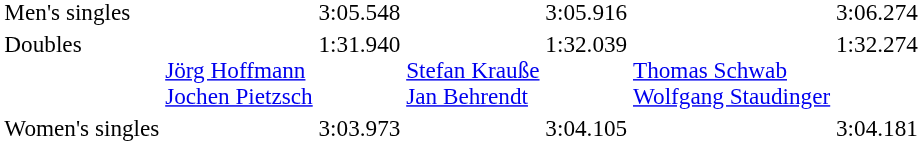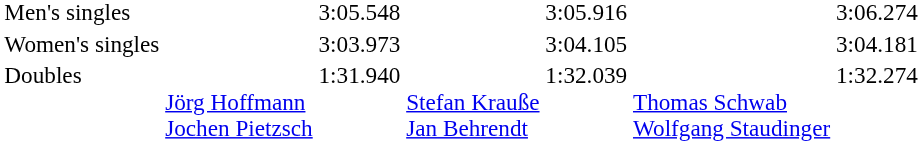rows swapped: (82, 128) <-> (43, 44)
